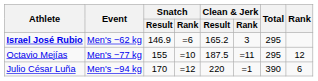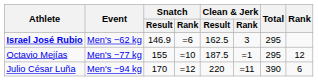(217, 40) 165.2 -> (217, 40) 162.5
(247, 55) =11 -> (247, 55) =1
(247, 69) =1 -> (247, 69) =11
